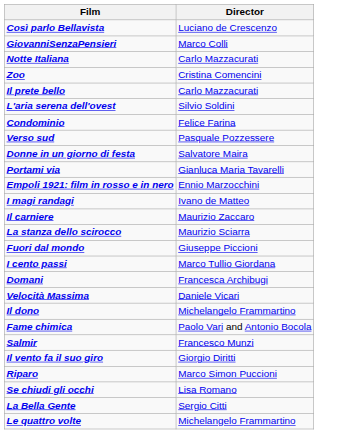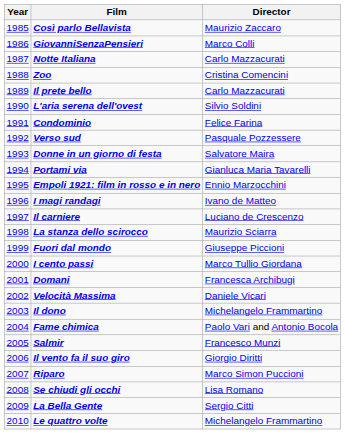+ column: (18, 12)
(228, 28) Luciano de Crescenzo -> (243, 28) Maurizio Zaccaro
(216, 216) Maurizio Zaccaro -> (254, 216) Luciano de Crescenzo
